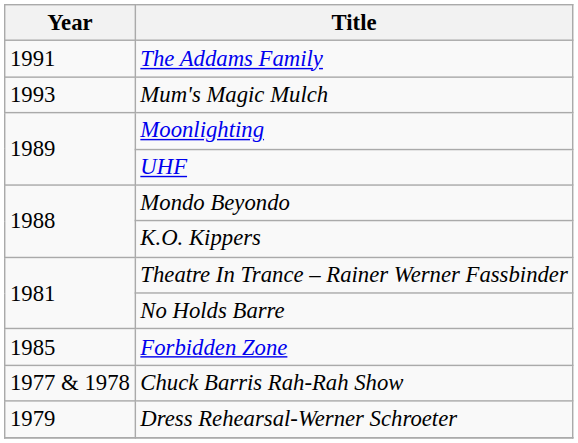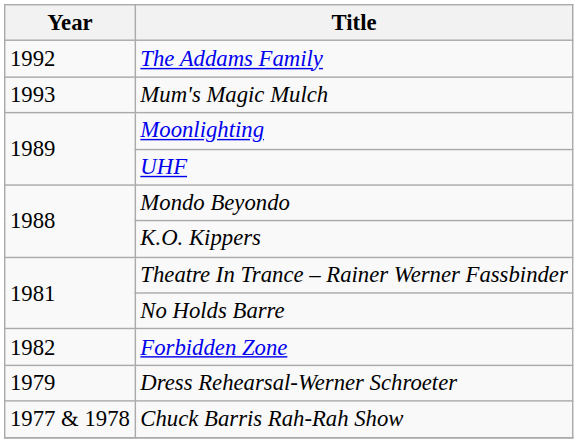(33, 58) 1991 -> (33, 58) 1992
(33, 346) 1985 -> (33, 346) 1982
rows swapped: (299, 418) <-> (272, 382)
